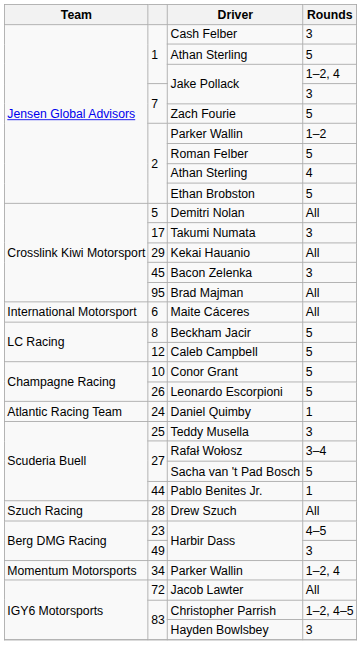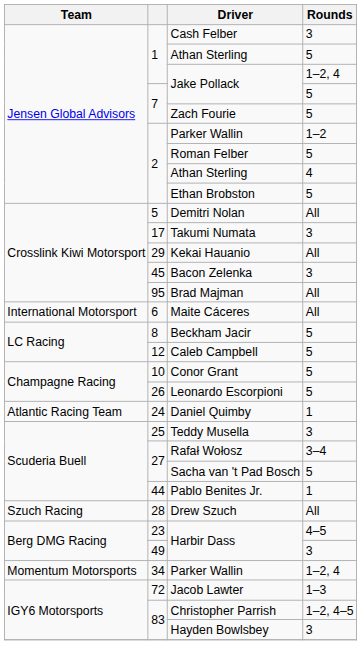(309, 94) 3 -> (309, 94) 5
(313, 590) All -> (316, 590) 1–3
